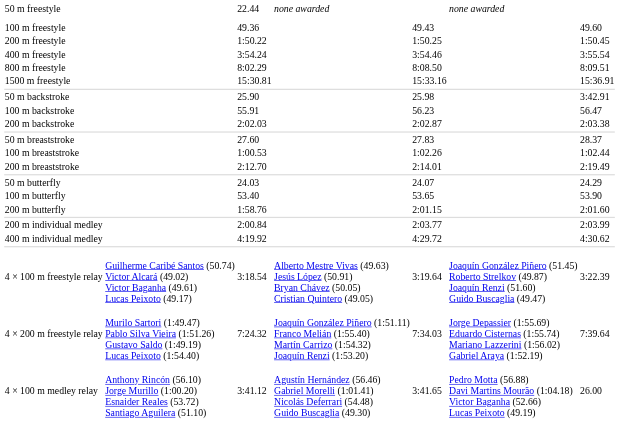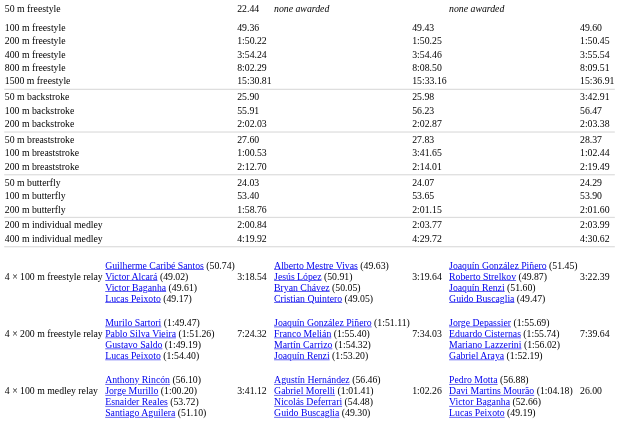(427, 153) 1:02.26 -> (427, 153) 3:41.65
(427, 391) 3:41.65 -> (427, 391) 1:02.26
